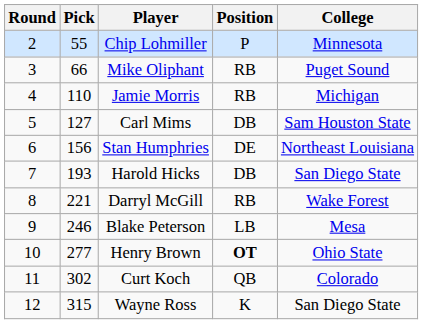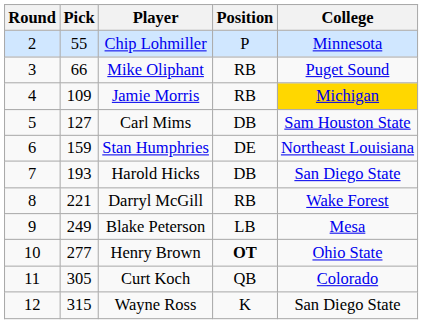(79, 95) 110 -> (79, 95) 109
(347, 95) no background -> (347, 95) gold background
(79, 148) 156 -> (79, 148) 159
(79, 226) 246 -> (79, 226) 249
(79, 278) 302 -> (79, 278) 305
